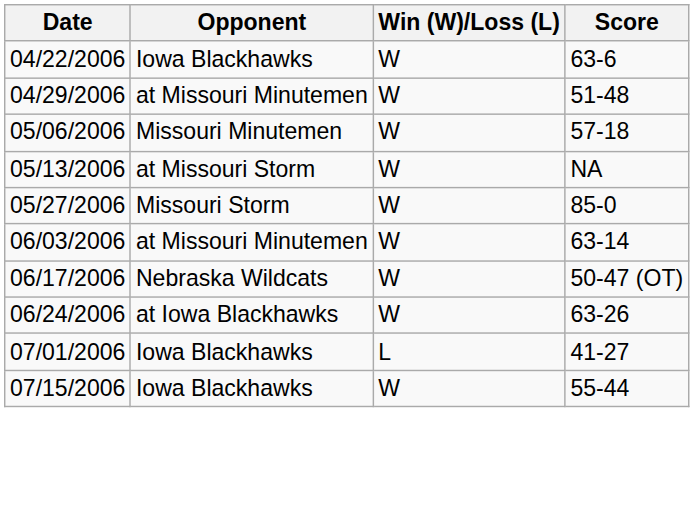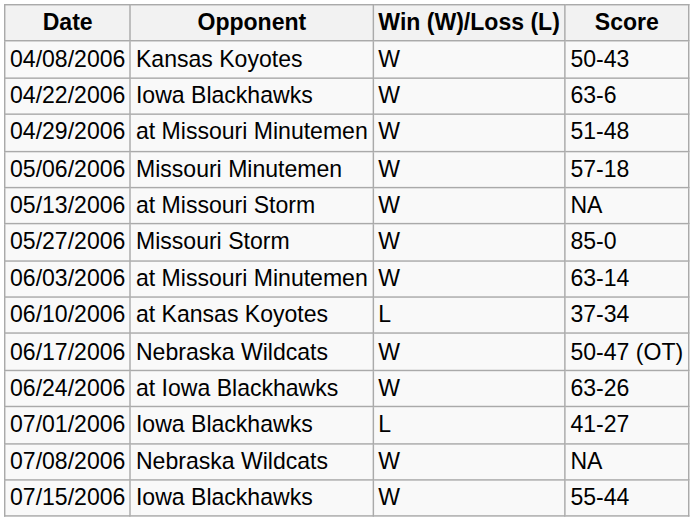+ row: (68, 59)
+ row: (68, 315)
+ row: (68, 461)
